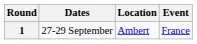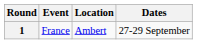columns swapped: (176, 13) <-> (77, 13)
